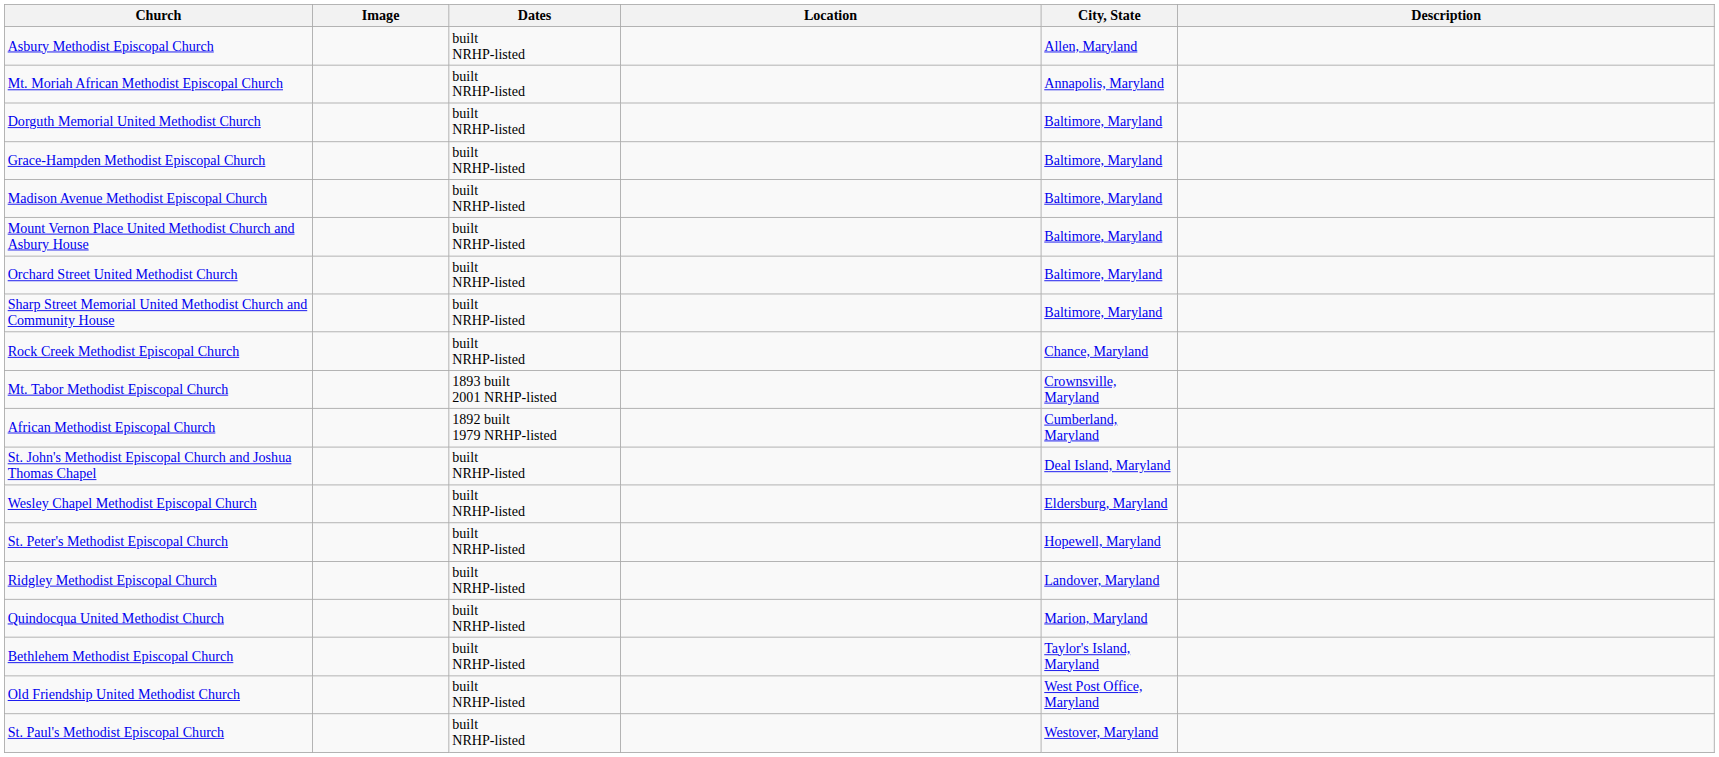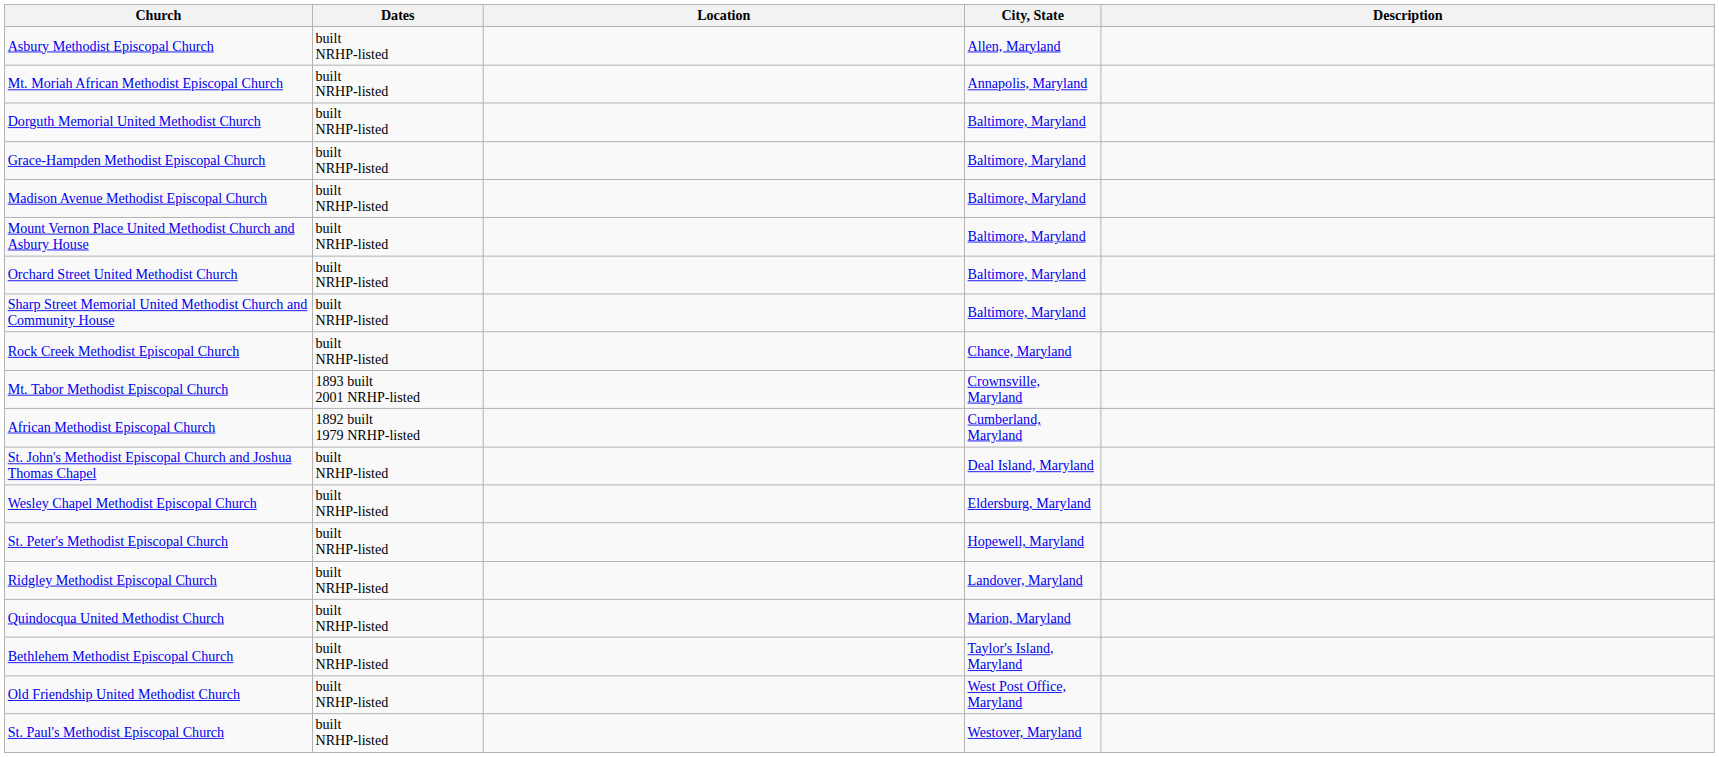- column: (381, 15)
